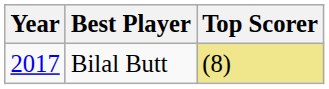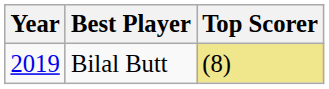(35, 63) 2017 -> (35, 63) 2019
